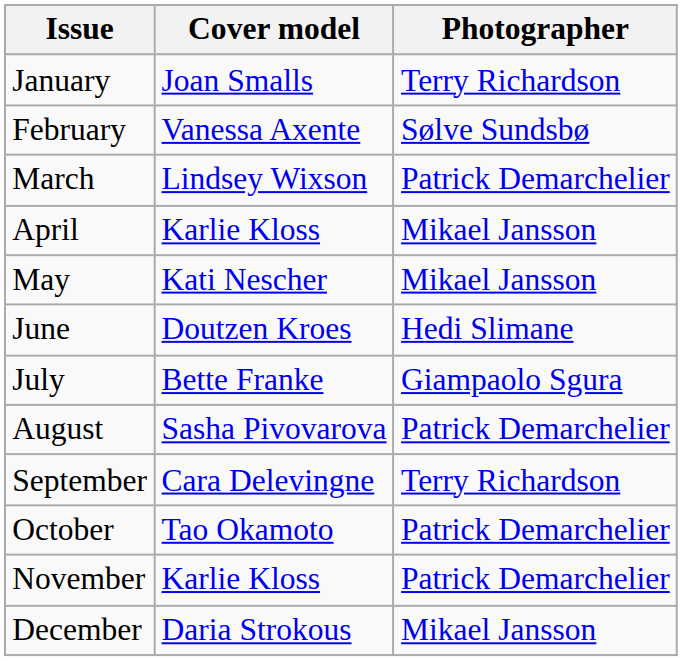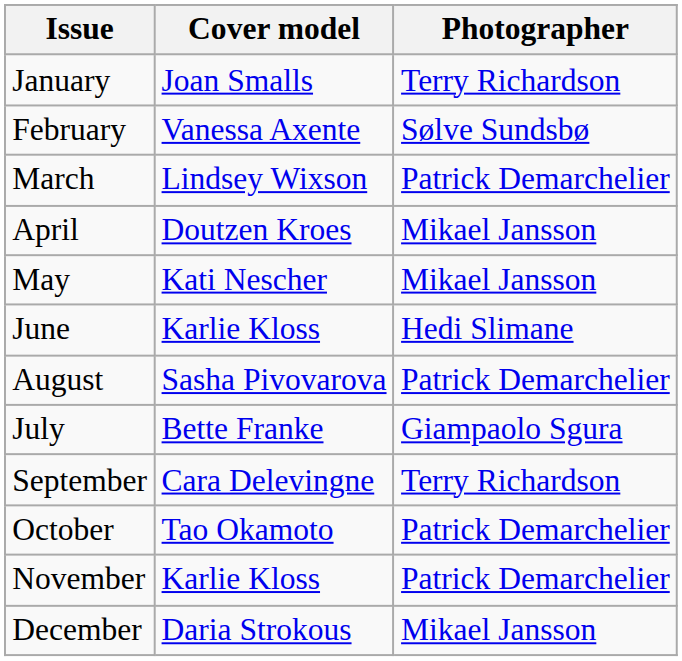(241, 229) Karlie Kloss -> (257, 229) Doutzen Kroes
(257, 329) Doutzen Kroes -> (241, 329) Karlie Kloss
rows swapped: (39, 379) <-> (58, 429)
